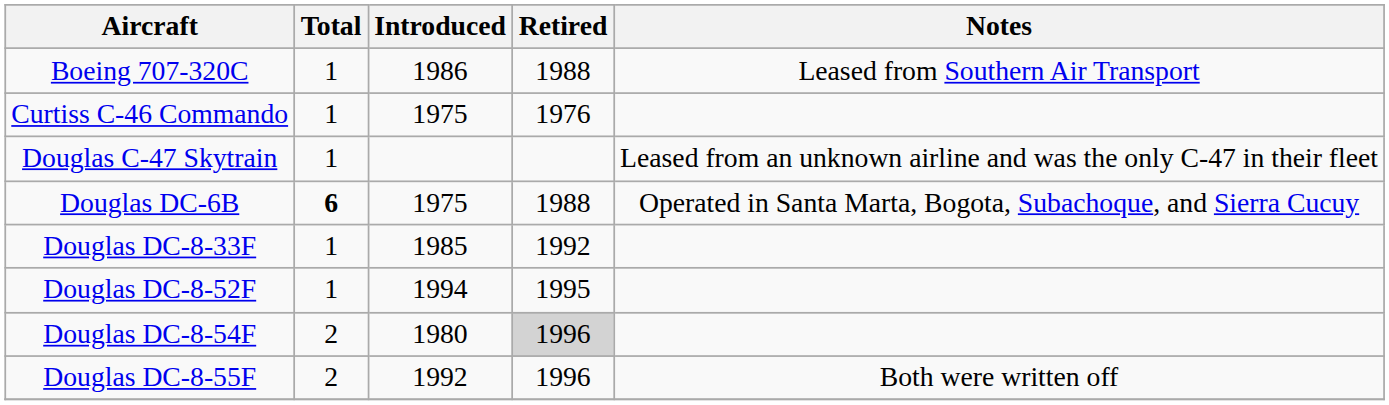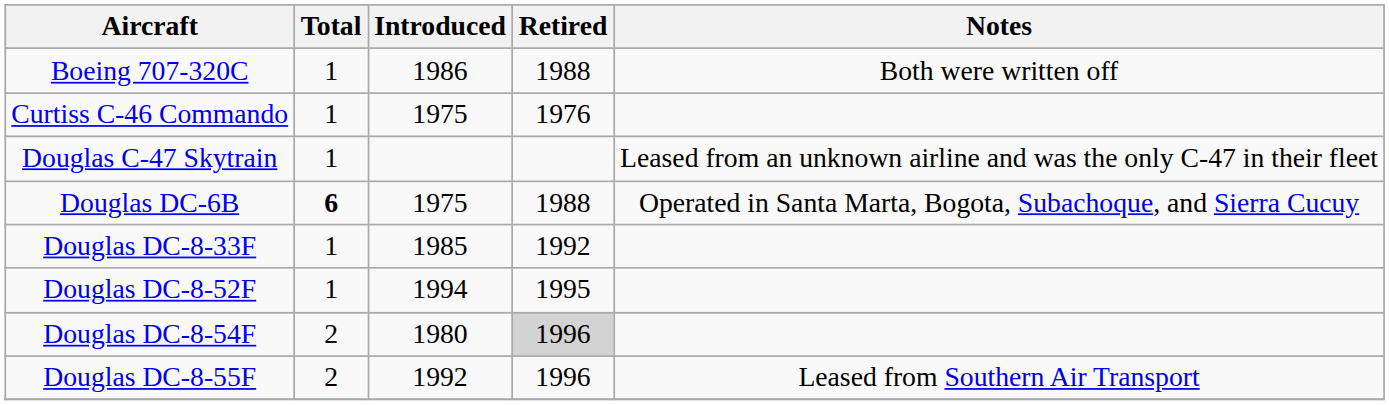(999, 70) Leased from Southern Air Transport -> (999, 70) Both were written off
(999, 377) Both were written off -> (999, 377) Leased from Southern Air Transport
